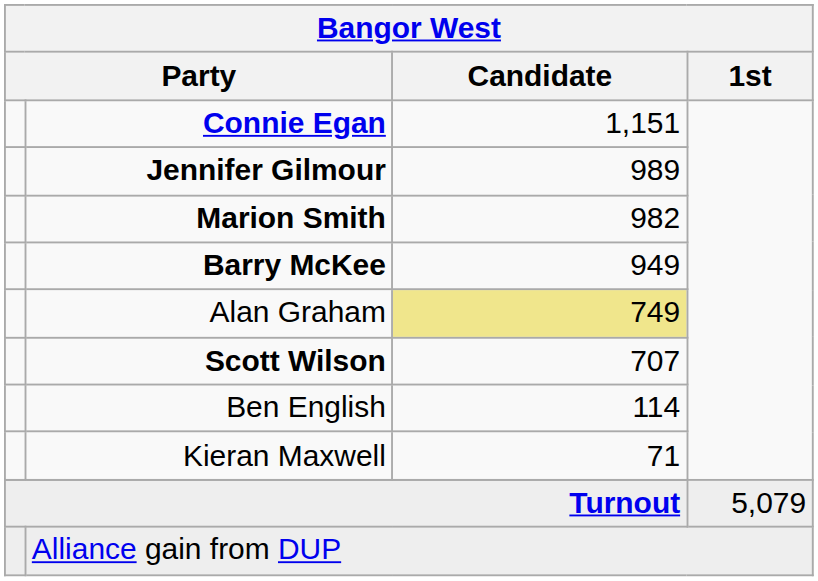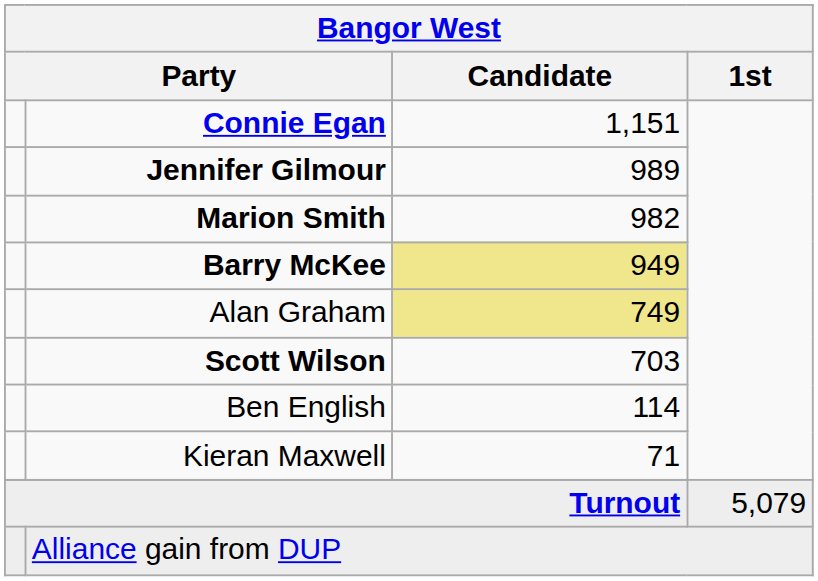(655, 265) no background -> (655, 265) khaki background
(655, 360) 707 -> (655, 360) 703
